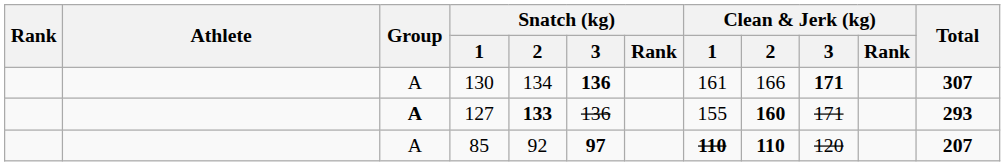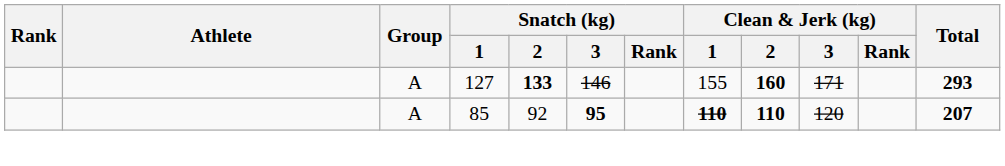- row: (479, 82)
(415, 113) bold -> (415, 82) normal
(596, 113) 136 -> (596, 82) 146
(596, 144) 97 -> (596, 113) 95
